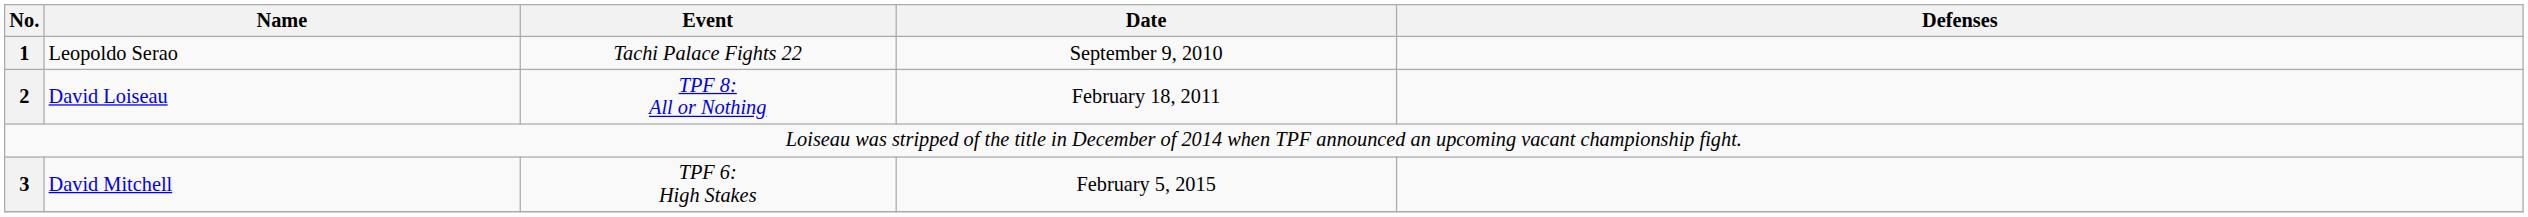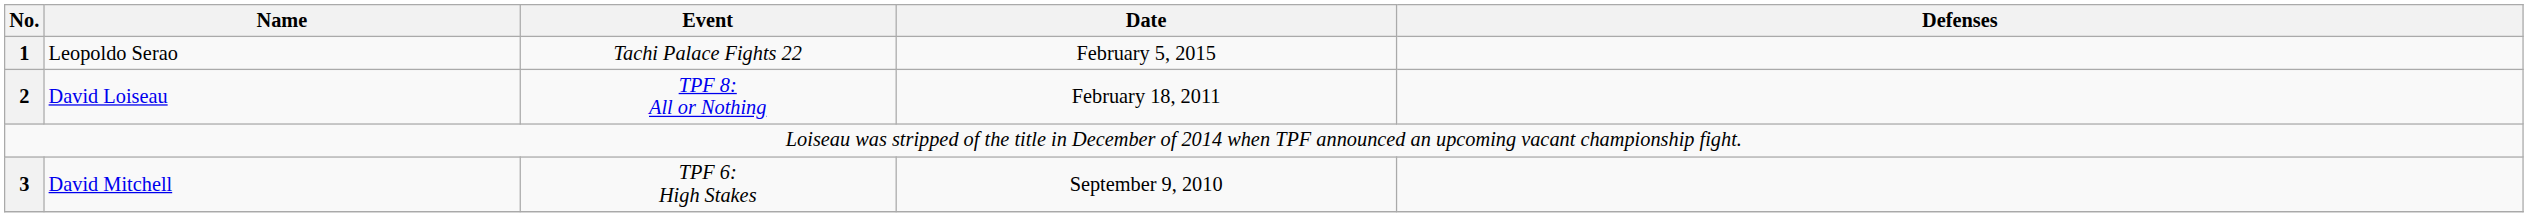(1146, 52) September 9, 2010 -> (1146, 52) February 5, 2015
(1146, 183) February 5, 2015 -> (1146, 183) September 9, 2010
